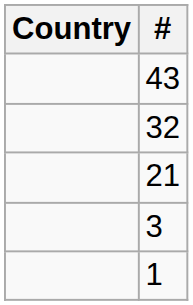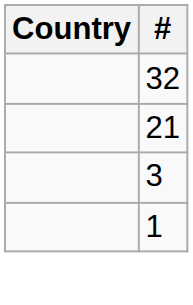- row: (163, 78)
